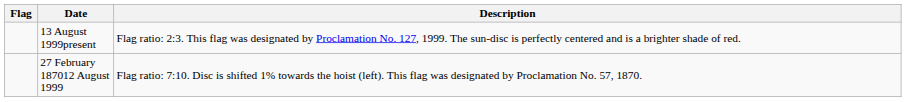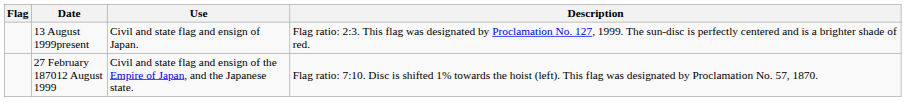+ column: (199, 13)
